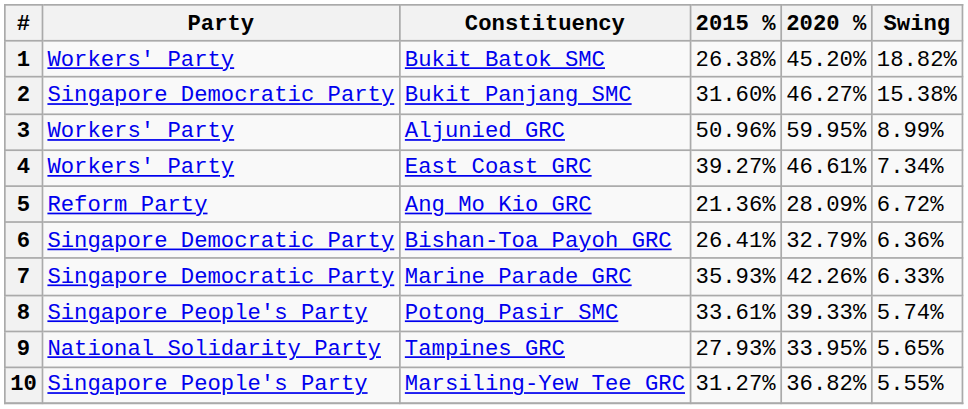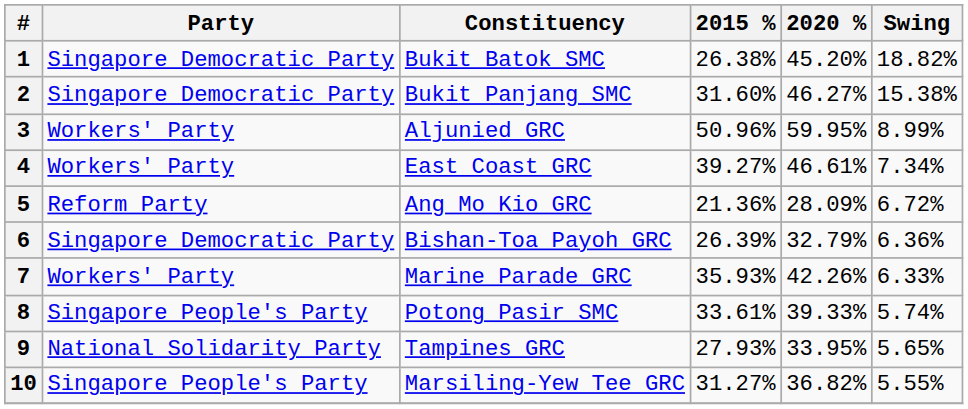(141, 59) Workers' Party -> (221, 59) Singapore Democratic Party
(736, 240) 26.41% -> (736, 240) 26.39%
(221, 277) Singapore Democratic Party -> (141, 277) Workers' Party
